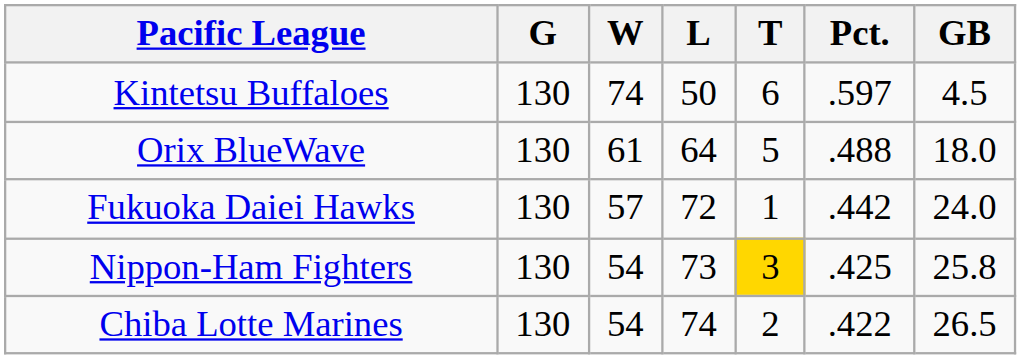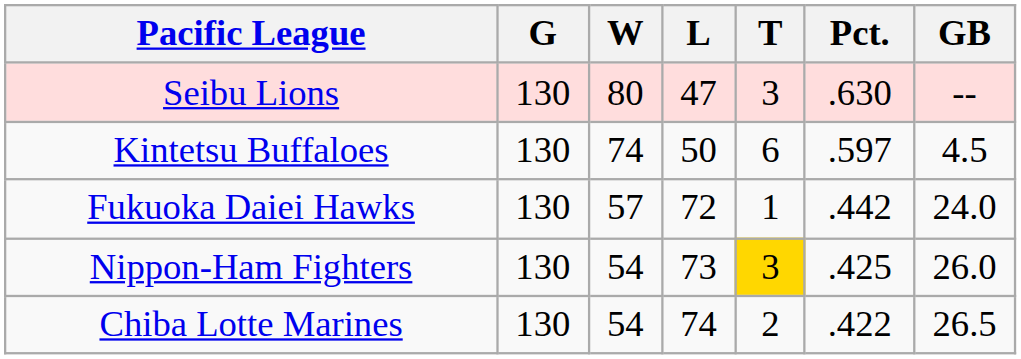+ row: (251, 91)
- row: (251, 149)
(965, 265) 25.8 -> (965, 265) 26.0
